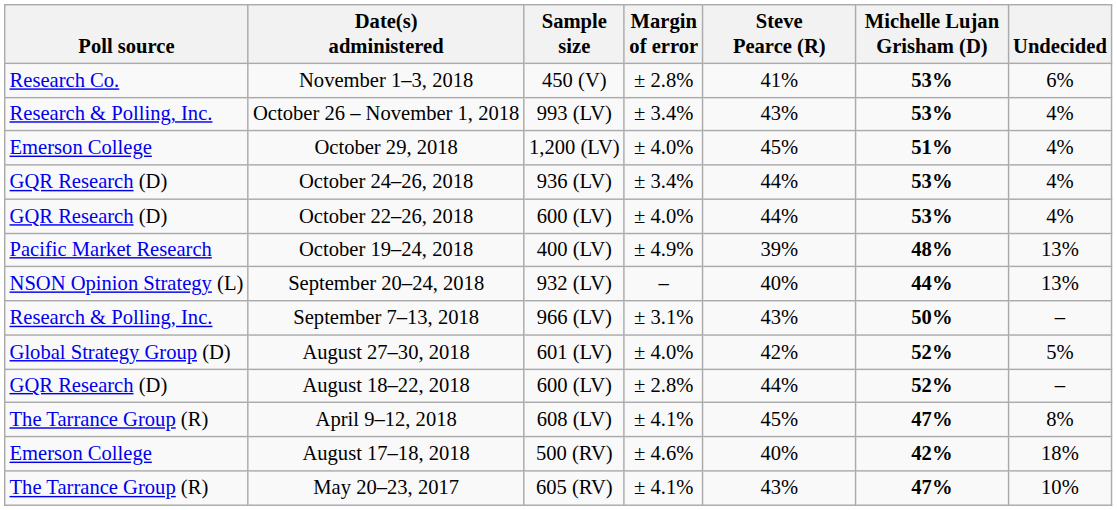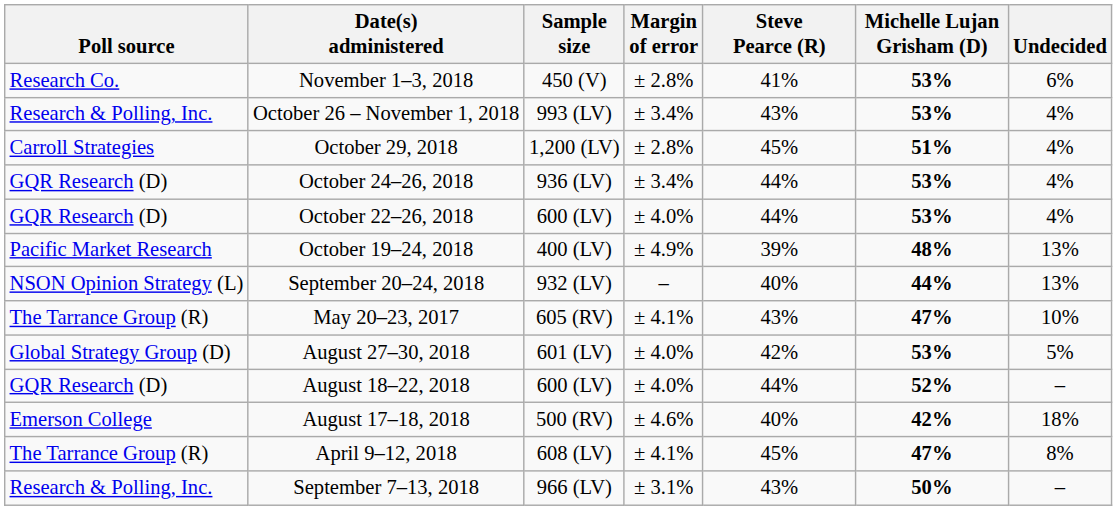(81, 148) Emerson College -> (82, 148) Carroll Strategies
(664, 148) ± 4.0% -> (664, 148) ± 2.8%
rows swapped: (386, 317) <-> (386, 487)
(932, 351) 52% -> (932, 351) 53%
(664, 385) ± 2.8% -> (664, 385) ± 4.0%
rows swapped: (386, 453) <-> (386, 419)
